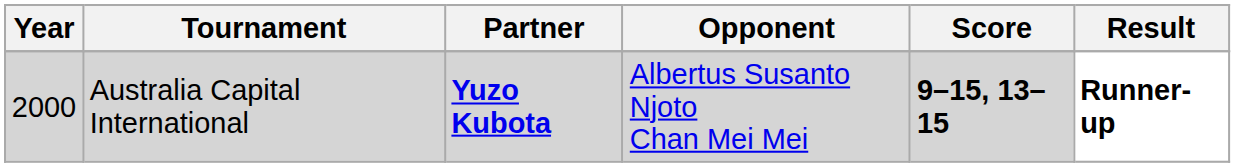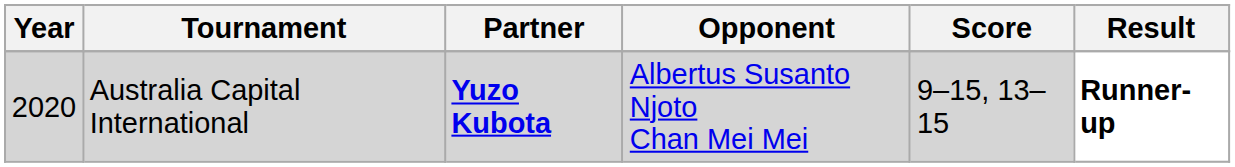(44, 106) 2000 -> (44, 106) 2020
(981, 106) bold -> (981, 106) normal
